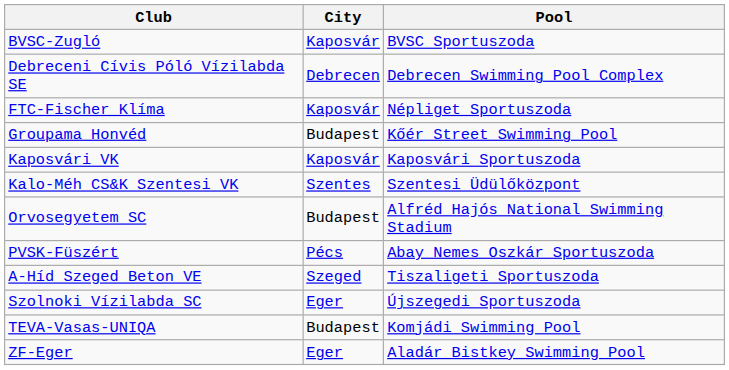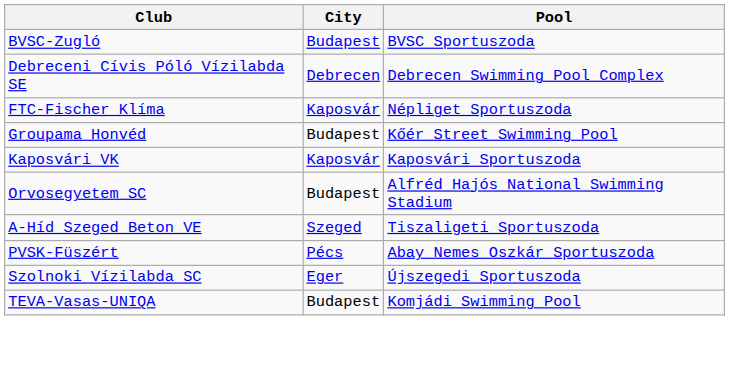(343, 42) Kaposvár -> (343, 42) Budapest
- row: (123, 185)
rows swapped: (63, 253) <-> (105, 278)
- row: (40, 353)
